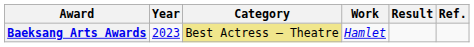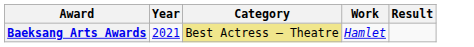- column: (453, 14)
(166, 33) 2023 -> (166, 33) 2021
